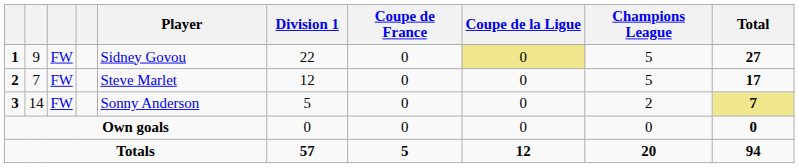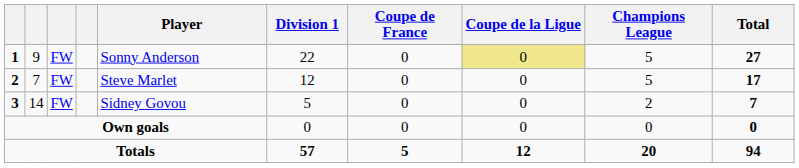(143, 56) Sidney Govou -> (150, 56) Sonny Anderson
(150, 103) Sonny Anderson -> (143, 103) Sidney Govou
(753, 103) khaki background -> (753, 103) no background
